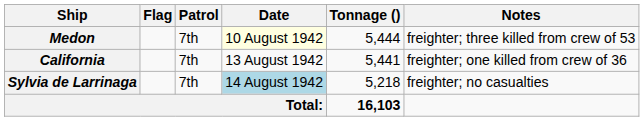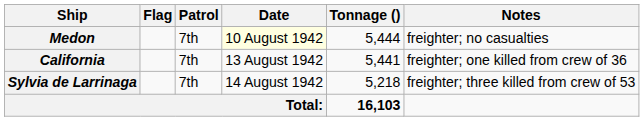(521, 37) freighter; three killed from crew of 53 -> (478, 37) freighter; no casualties
(274, 82) lightblue background -> (274, 82) no background
(478, 82) freighter; no casualties -> (521, 82) freighter; three killed from crew of 53
